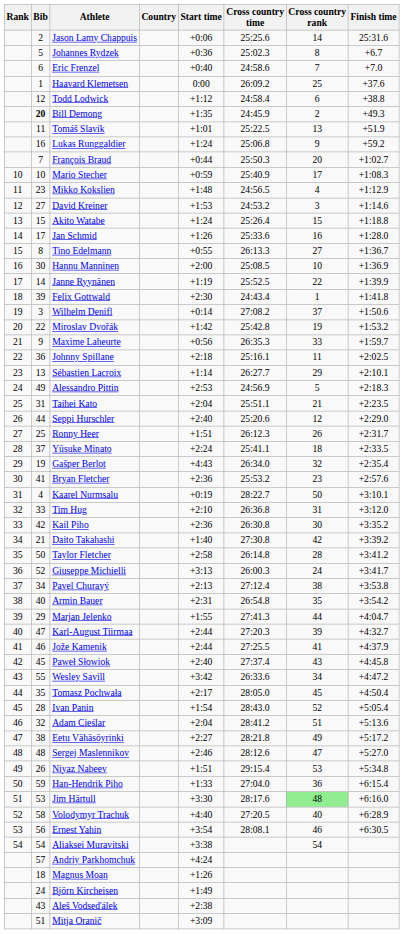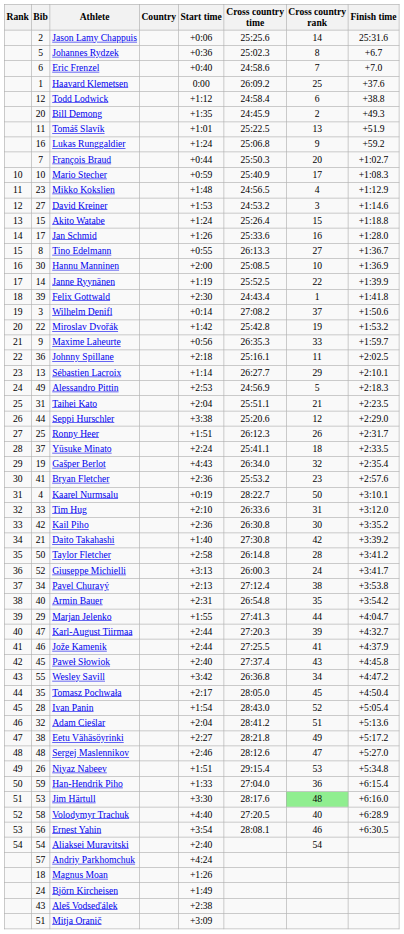(41, 114) bold -> (41, 114) normal
(201, 418) +2:40 -> (201, 418) +3:38
(255, 510) 26:36.8 -> (255, 510) 26:33.6
(255, 677) 26:33.6 -> (255, 677) 26:36.8
(201, 845) +3:38 -> (201, 845) +2:40
